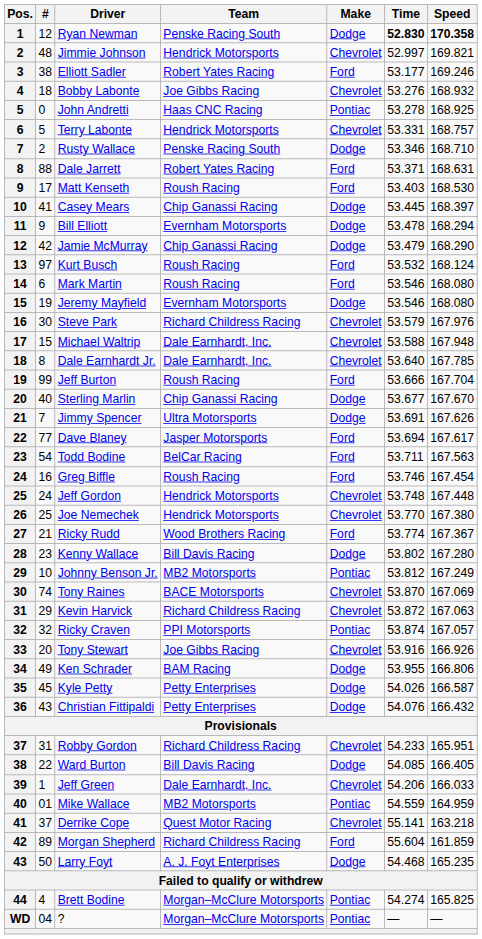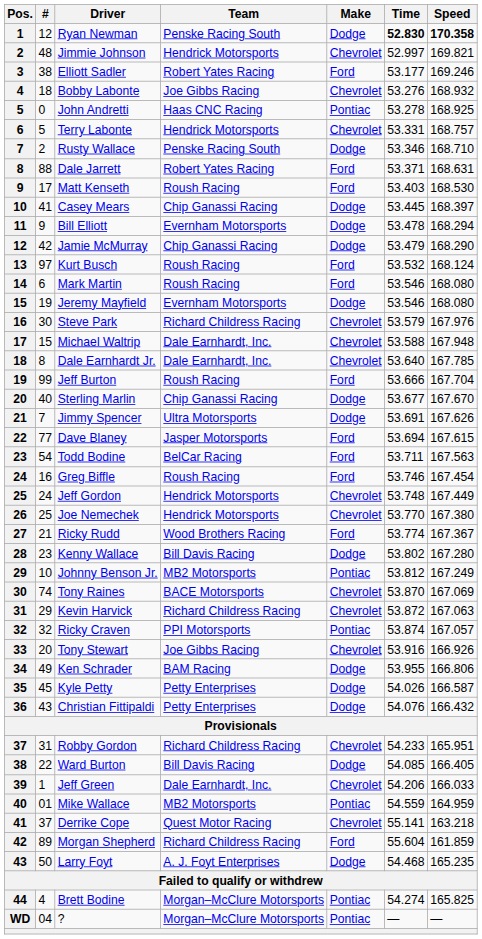(452, 438) 167.617 -> (452, 438) 167.615
(452, 495) 167.448 -> (452, 495) 167.449
